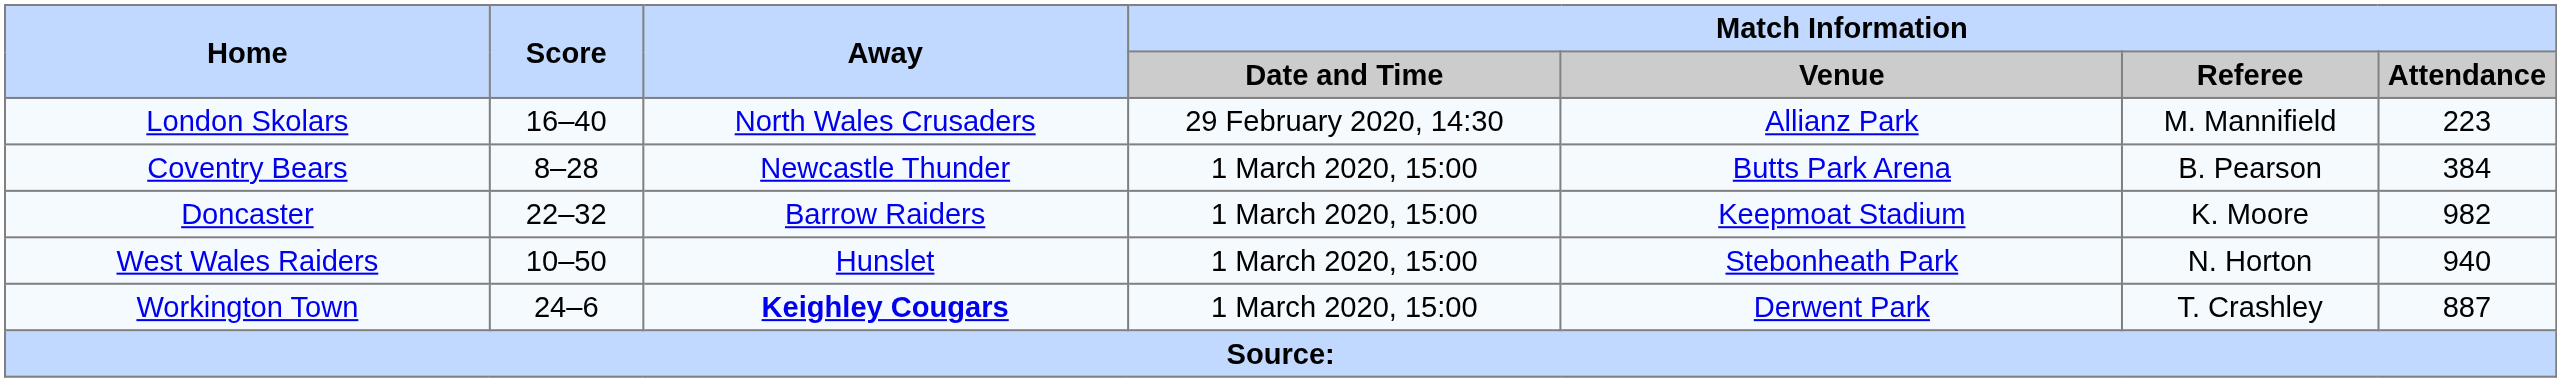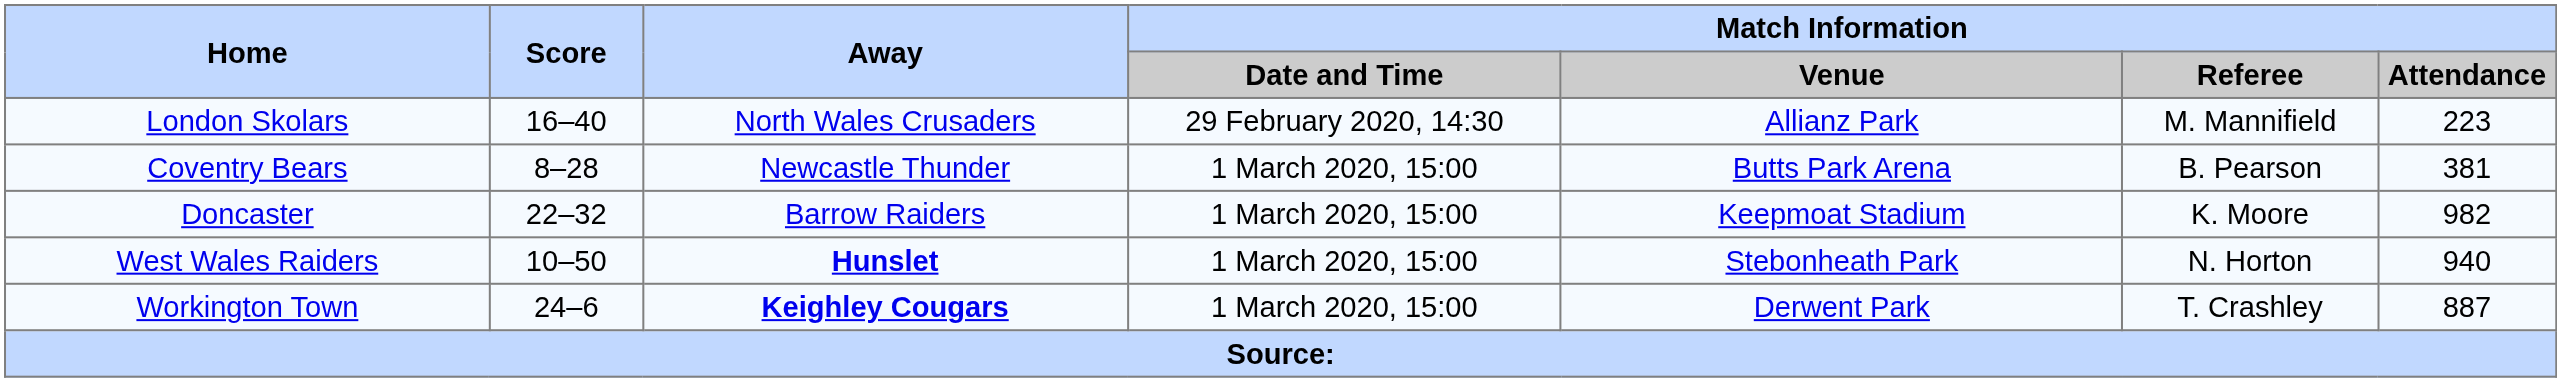(2467, 168) 384 -> (2467, 168) 381
(885, 261) normal -> (885, 261) bold
